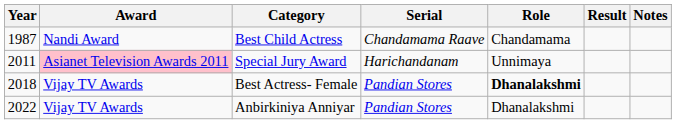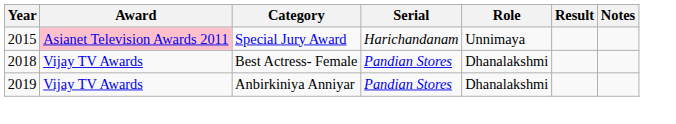- row: (289, 38)
(22, 61) 2011 -> (22, 38) 2015
(536, 84) bold -> (507, 61) normal
(22, 107) 2022 -> (22, 84) 2019
